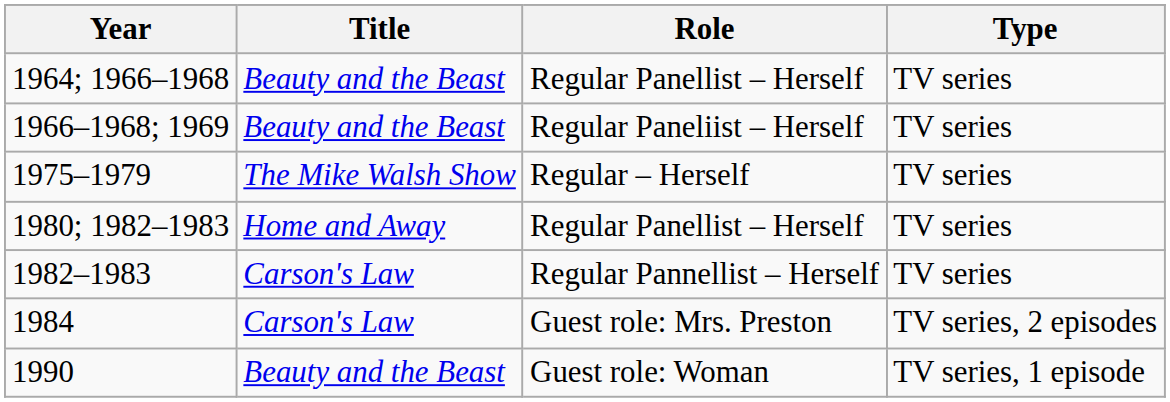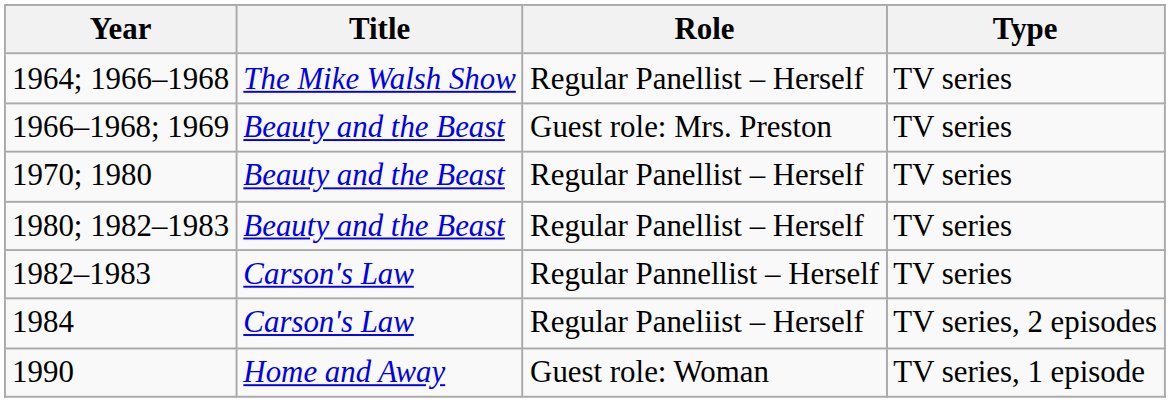(374, 77) Beauty and the Beast -> (380, 77) The Mike Walsh Show
(697, 126) Regular Paneliist – Herself -> (681, 126) Guest role: Mrs. Preston
+ row: (82, 175)
- row: (82, 175)
(344, 224) Home and Away -> (374, 224) Beauty and the Beast
(681, 322) Guest role: Mrs. Preston -> (697, 322) Regular Paneliist – Herself
(374, 371) Beauty and the Beast -> (344, 371) Home and Away
